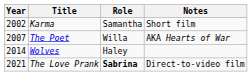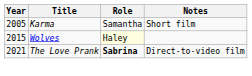(16, 24) 2002 -> (16, 24) 2005
- row: (50, 38)
(16, 51) 2014 -> (16, 38) 2015
(115, 51) no background -> (115, 38) lightyellow background
